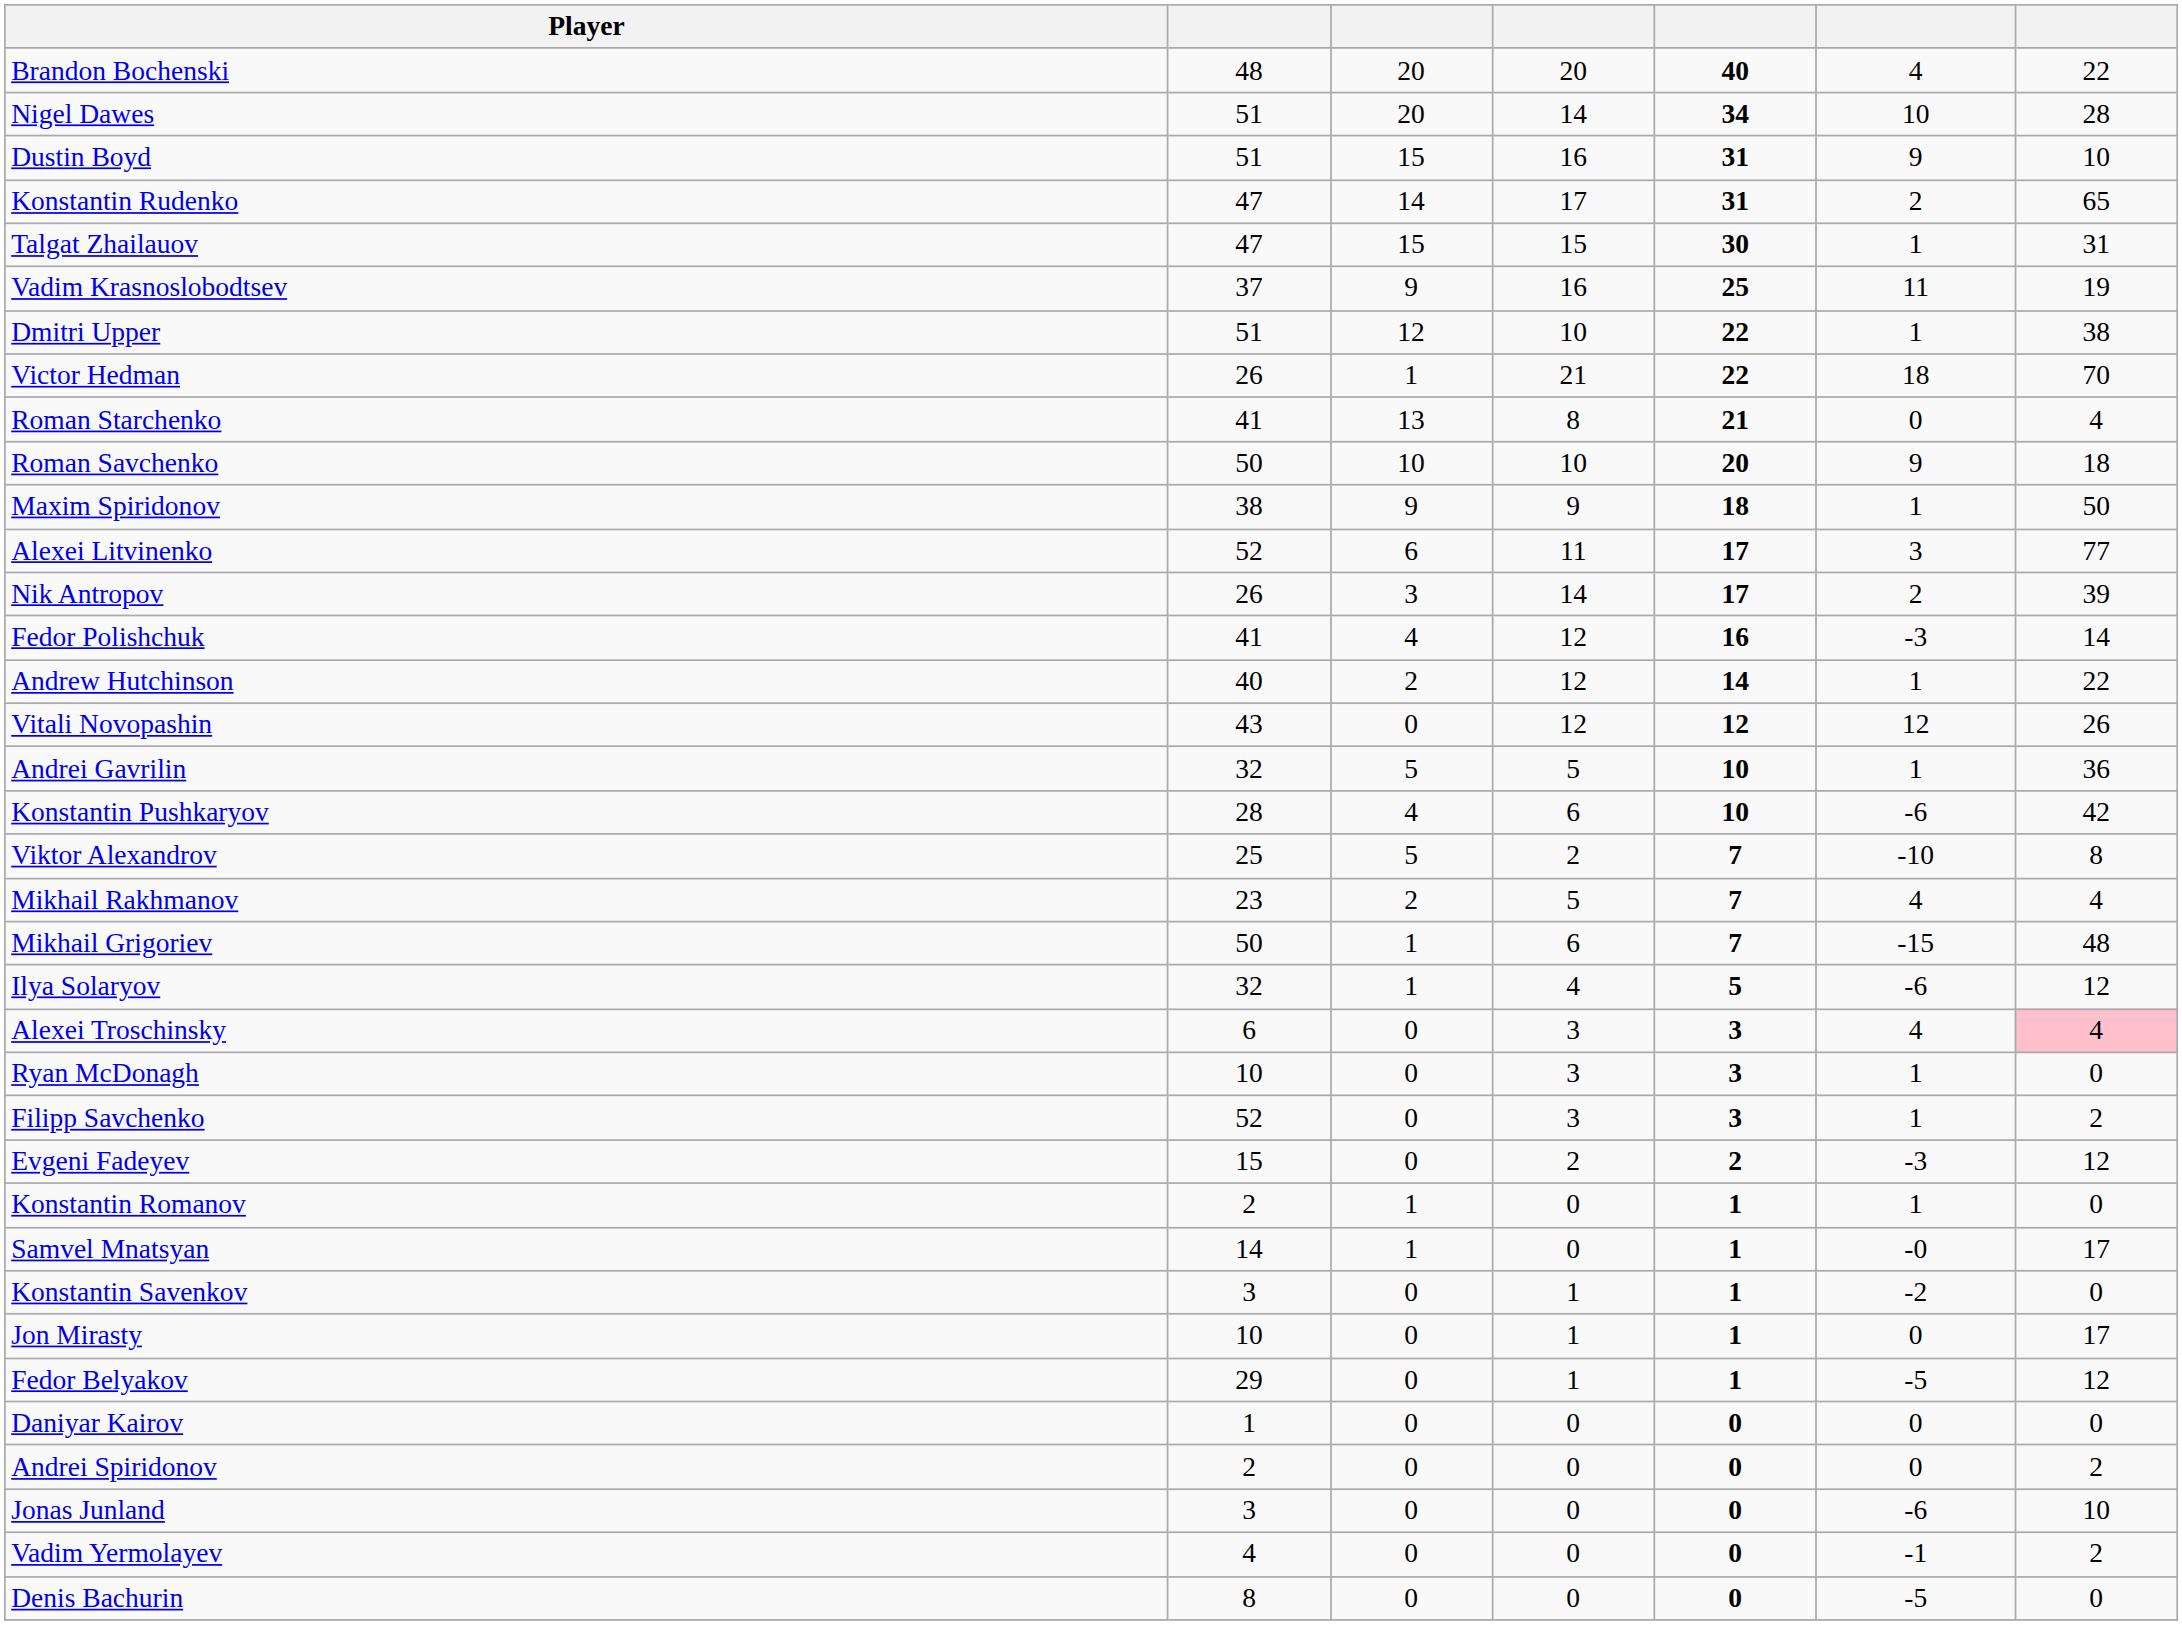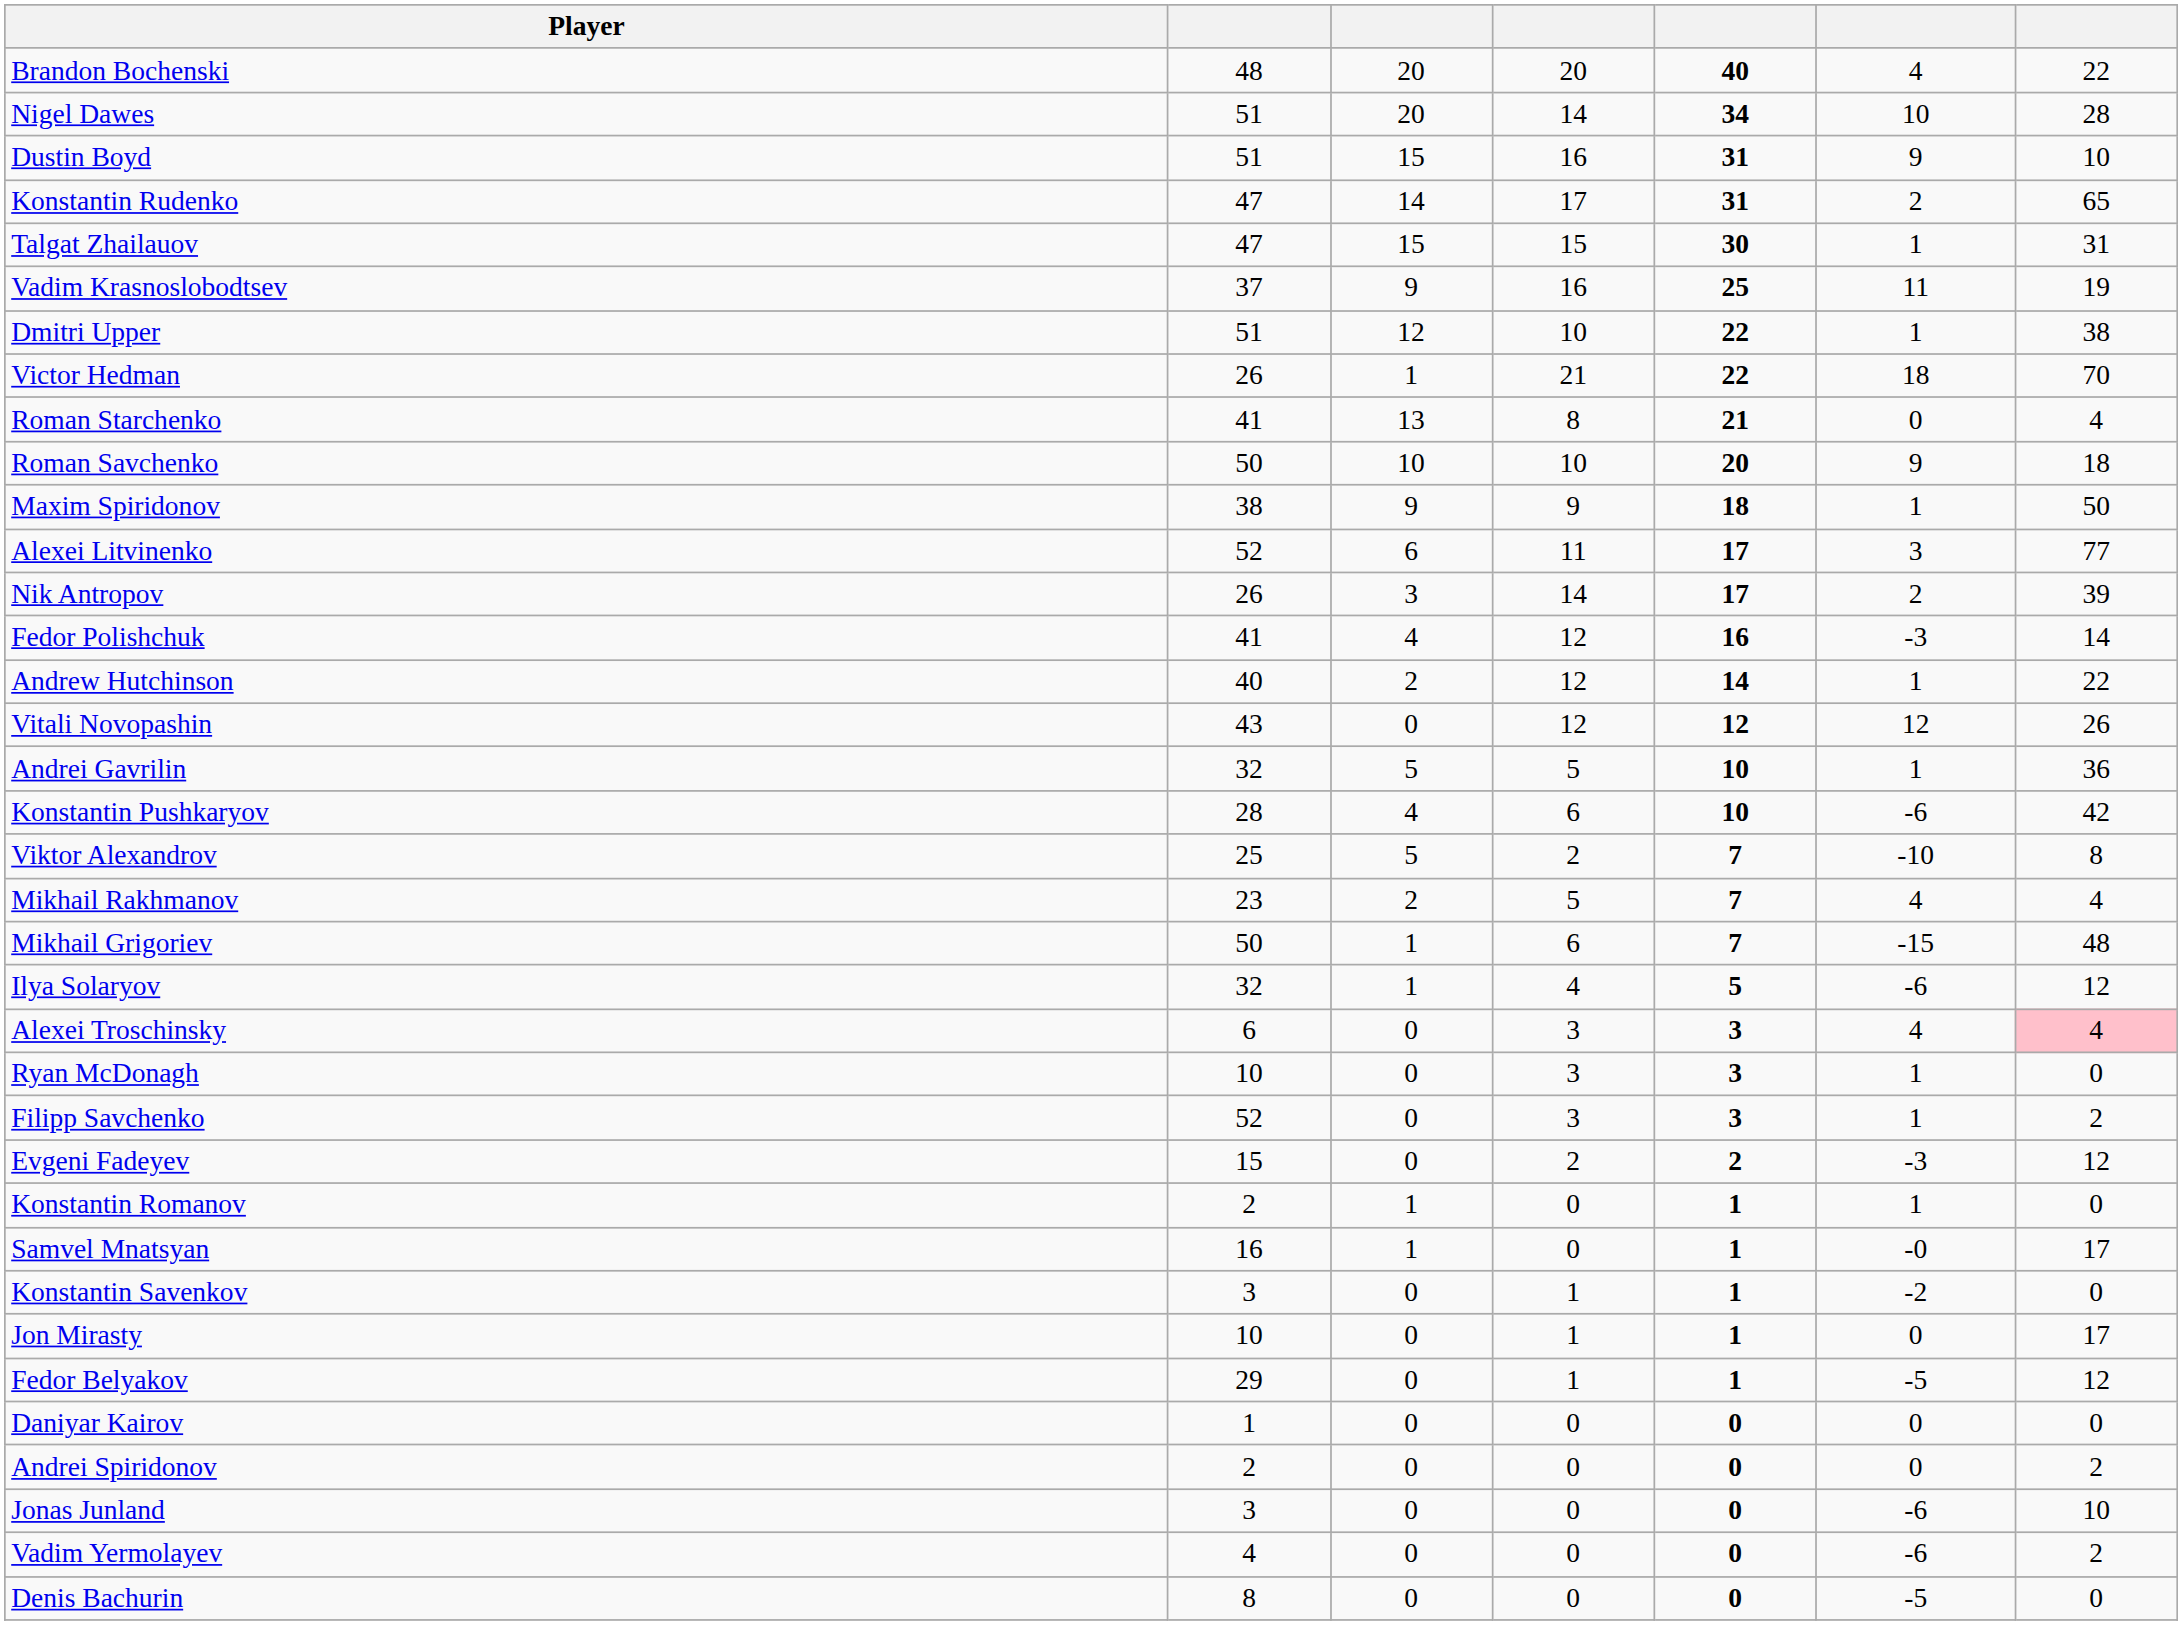(1249, 1248) 14 -> (1249, 1248) 16
(1916, 1553) -1 -> (1916, 1553) -6
